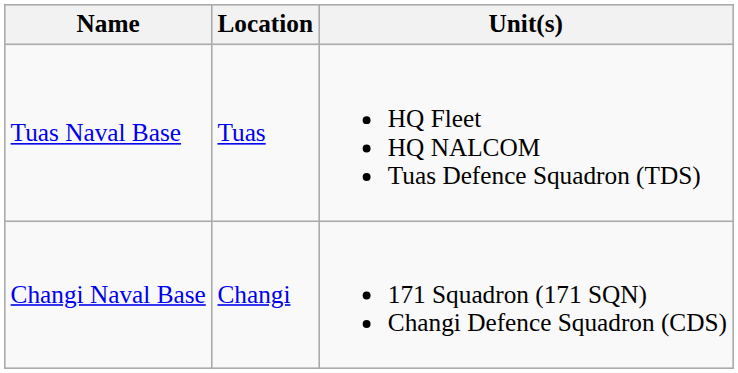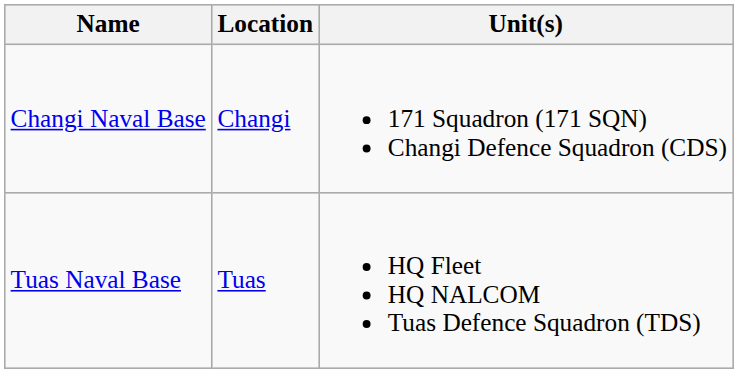rows swapped: (108, 294) <-> (96, 132)
